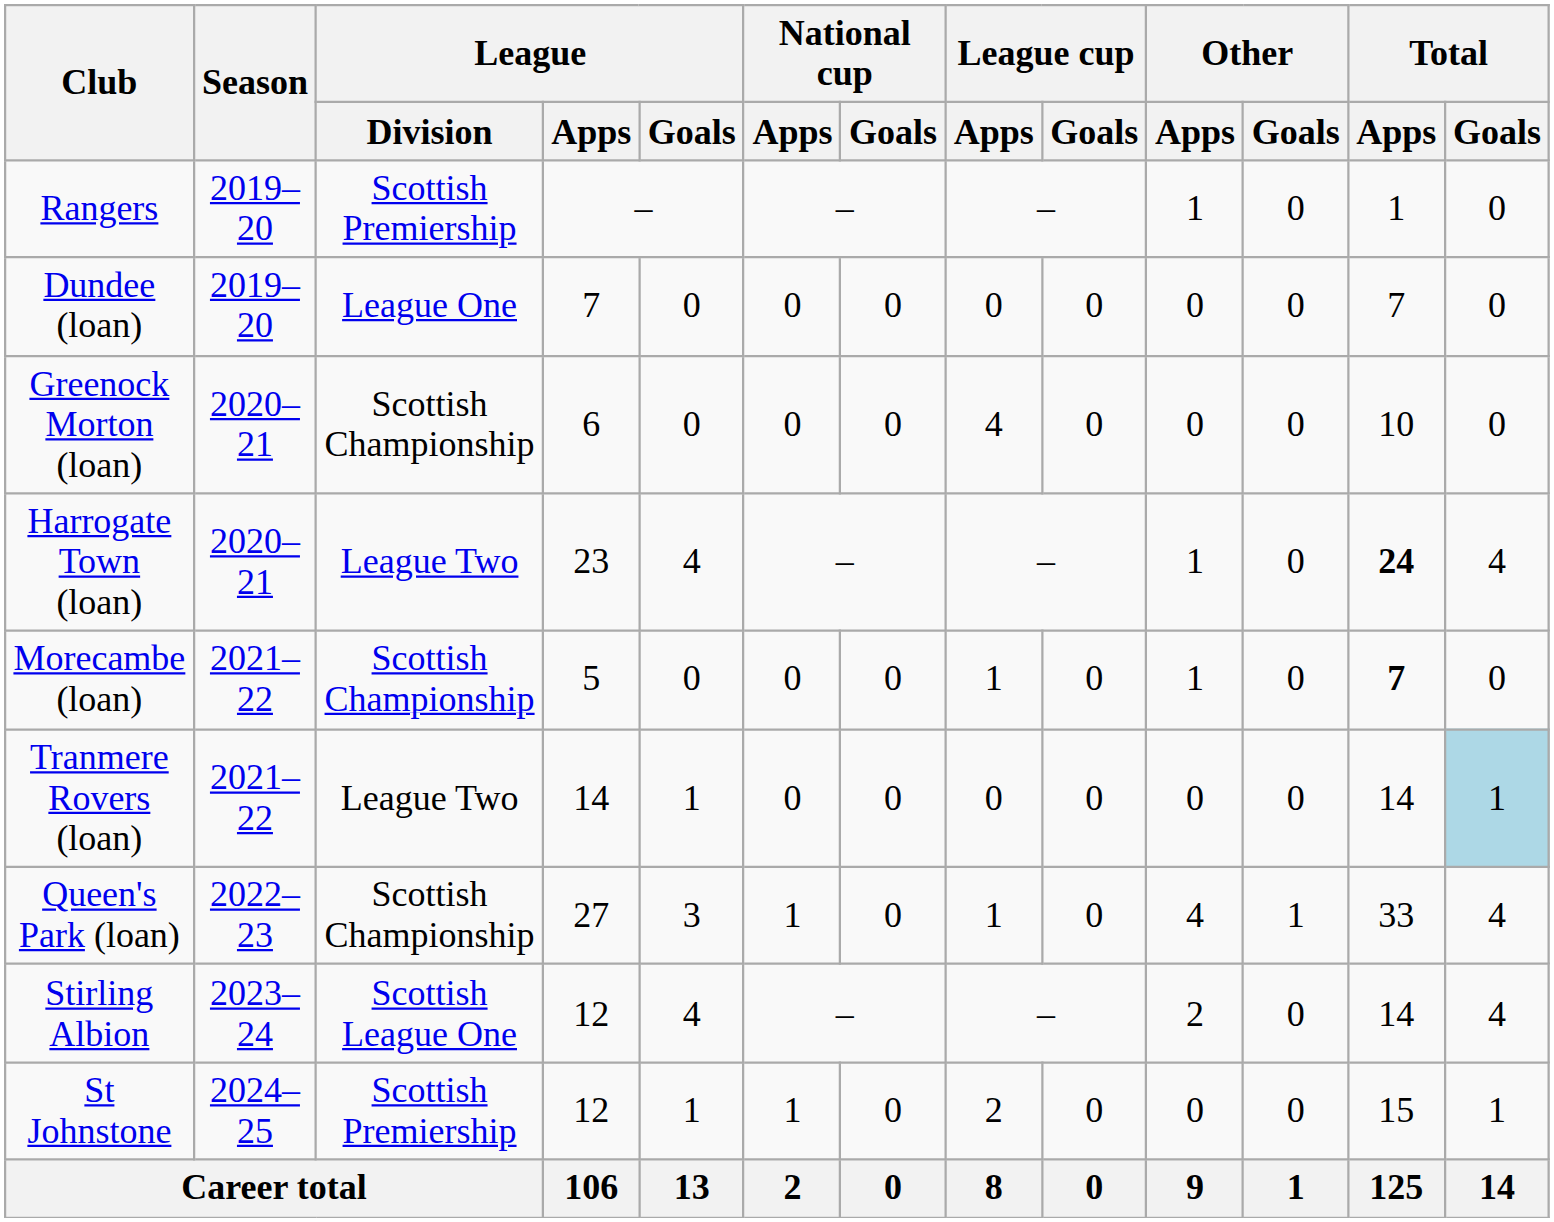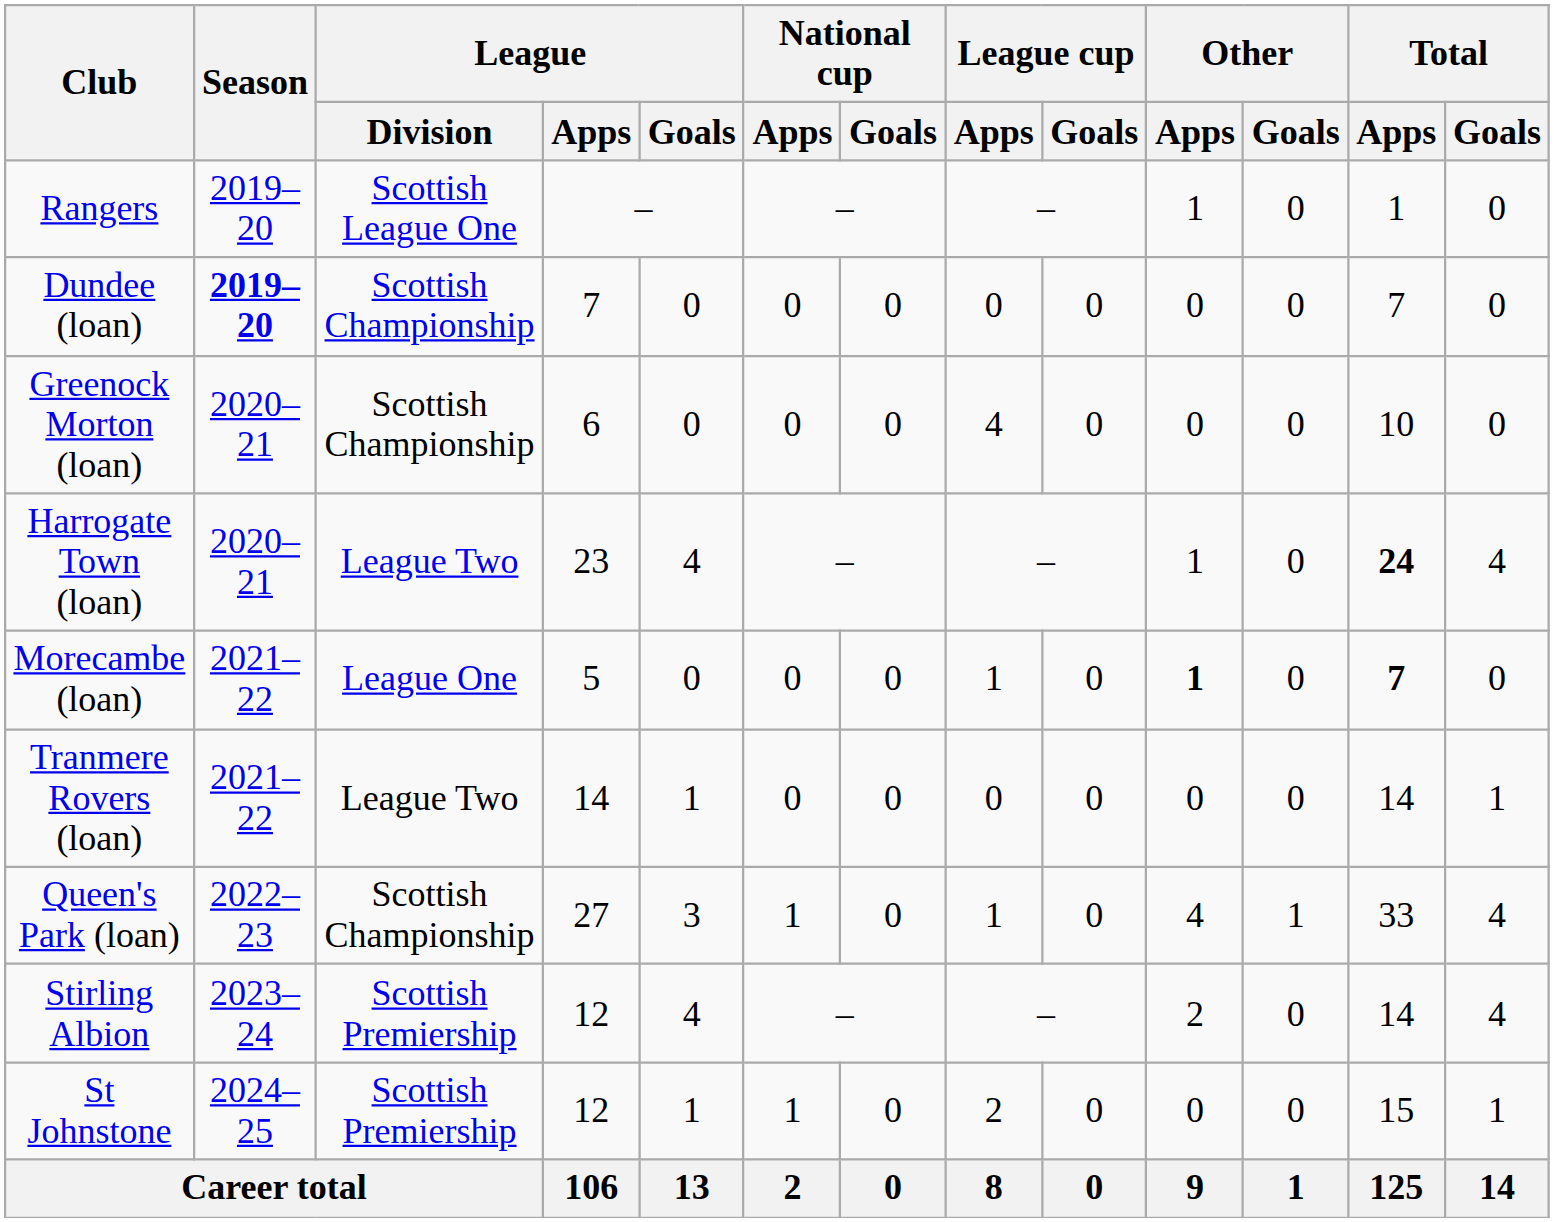(430, 207) Scottish Premiership -> (430, 207) Scottish League One
(255, 305) normal -> (255, 305) bold
(430, 305) League One -> (430, 305) Scottish Championship
(430, 679) Scottish Championship -> (430, 679) League One
(1195, 679) normal -> (1195, 679) bold
(1497, 797) lightblue background -> (1497, 797) no background
(430, 1012) Scottish League One -> (430, 1012) Scottish Premiership
